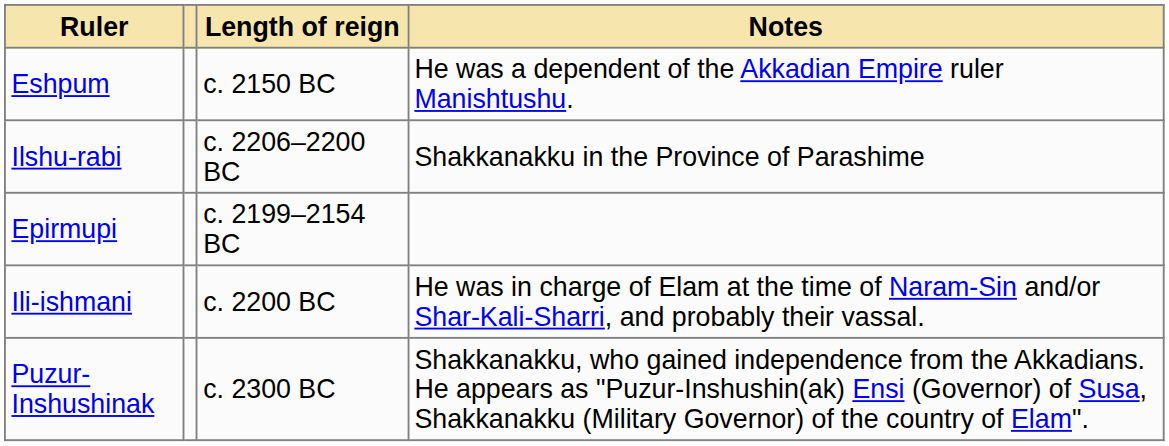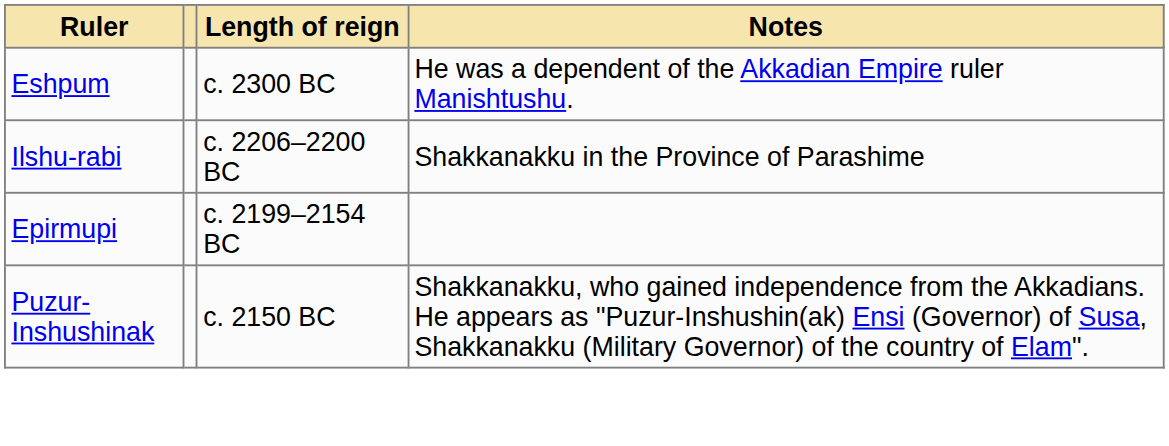(269, 84) c. 2150 BC -> (269, 84) c. 2300 BC
- row: (72, 302)
(269, 389) c. 2300 BC -> (269, 316) c. 2150 BC
